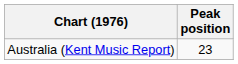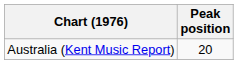(205, 49) 23 -> (205, 49) 20
